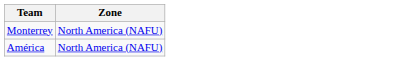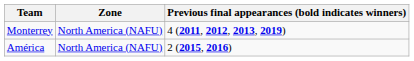+ column: (287, 13)
